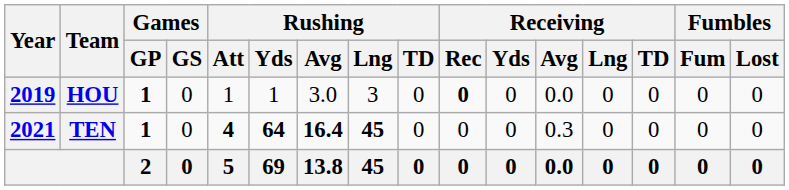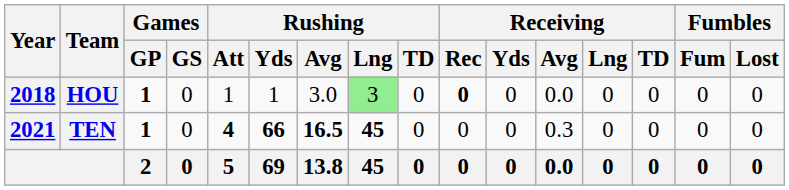(33, 94) 2019 -> (33, 94) 2018
(373, 94) no background -> (373, 94) lightgreen background
(274, 130) 64 -> (274, 130) 66
(323, 130) 16.4 -> (323, 130) 16.5
